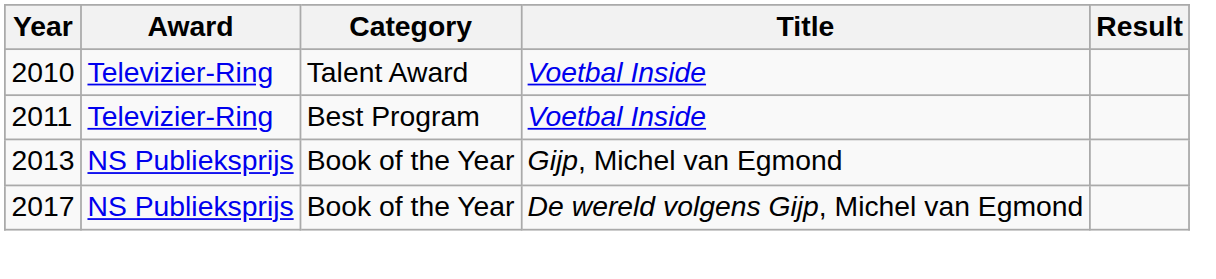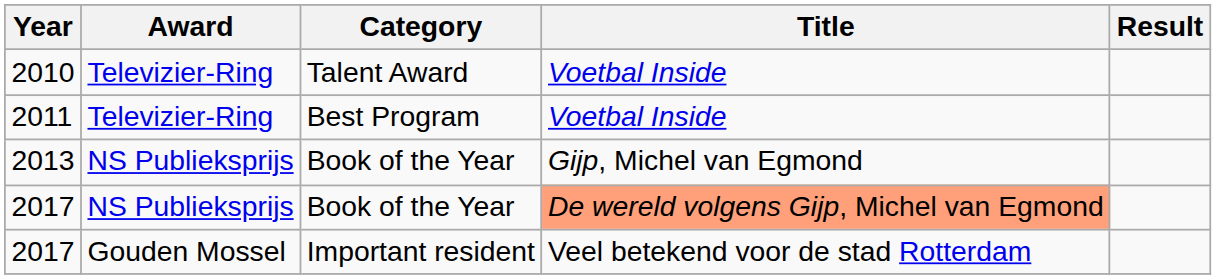(805, 206) no background -> (826, 206) lightsalmon background
+ row: (43, 251)
